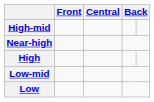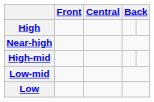rows swapped: (29, 58) <-> (29, 27)
